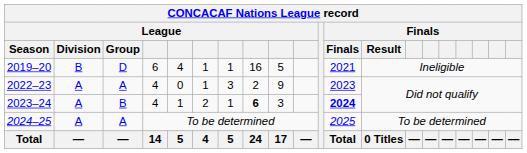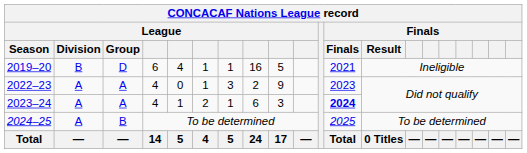(123, 103) B -> (123, 103) A
(256, 103) bold -> (256, 103) normal
(123, 121) A -> (123, 121) B
